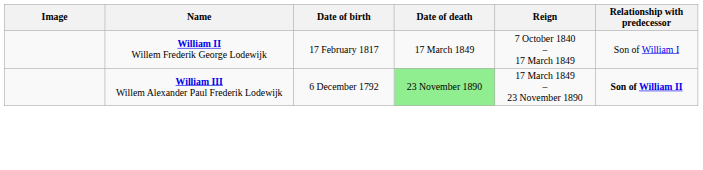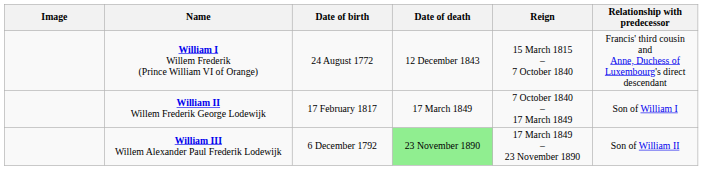+ row: (198, 60)
(646, 87) bold -> (645, 146) normal
